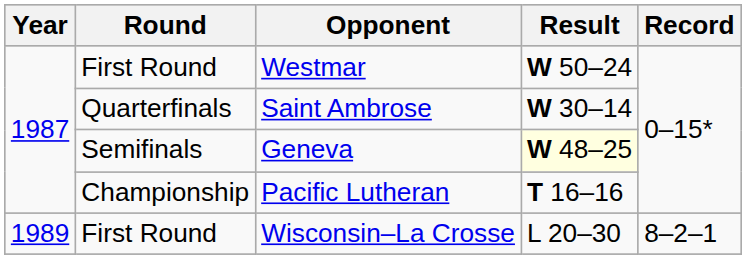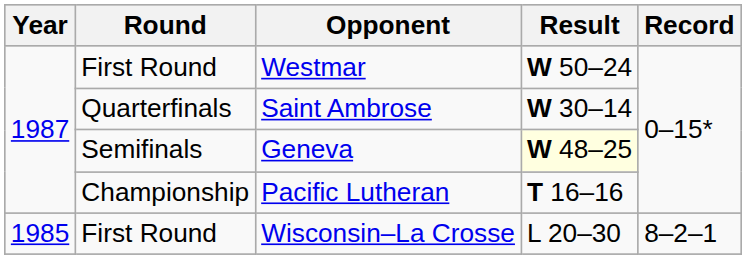(40, 233) 1989 -> (40, 233) 1985
